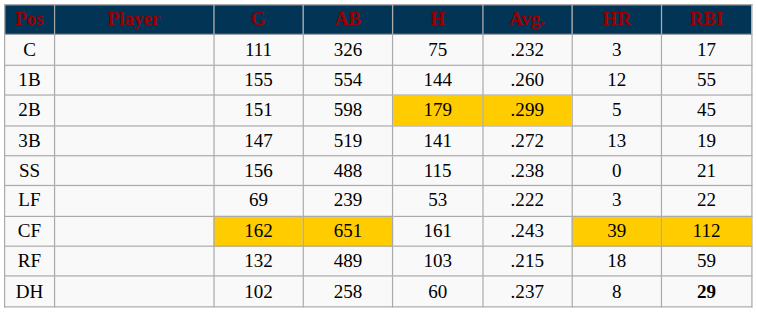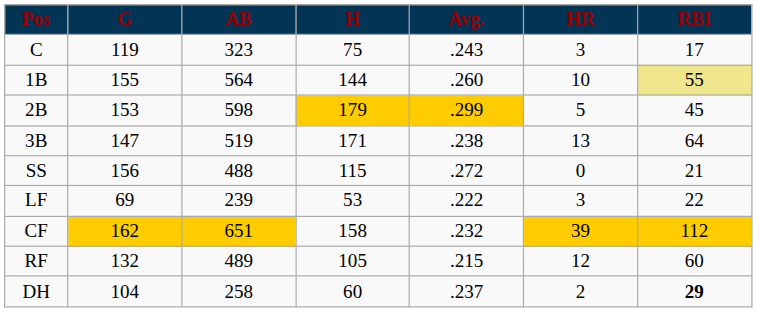- column: (134, 19)
(258, 49) 111 -> (125, 49) 119
(348, 49) 326 -> (239, 49) 323
(527, 49) .232 -> (467, 49) .243
(348, 79) 554 -> (239, 79) 564
(617, 79) 12 -> (580, 79) 10
(706, 79) no background -> (694, 79) khaki background
(258, 110) 151 -> (125, 110) 153
(438, 140) 141 -> (353, 140) 171
(527, 140) .272 -> (467, 140) .238
(706, 140) 19 -> (694, 140) 64
(527, 170) .238 -> (467, 170) .272
(438, 230) 161 -> (353, 230) 158
(527, 230) .243 -> (467, 230) .232
(438, 261) 103 -> (353, 261) 105
(617, 261) 18 -> (580, 261) 12
(706, 261) 59 -> (694, 261) 60
(258, 291) 102 -> (125, 291) 104
(617, 291) 8 -> (580, 291) 2
